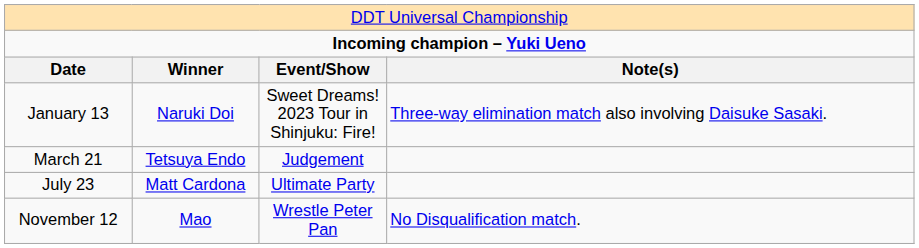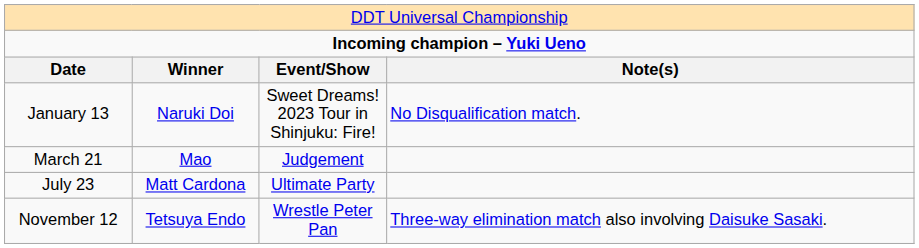(609, 114) Three-way elimination match also involving Daisuke Sasaki. -> (486, 114) No Disqualification match.
(195, 159) Tetsuya Endo -> (195, 159) Mao
(195, 220) Mao -> (195, 220) Tetsuya Endo
(486, 220) No Disqualification match. -> (609, 220) Three-way elimination match also involving Daisuke Sasaki.
